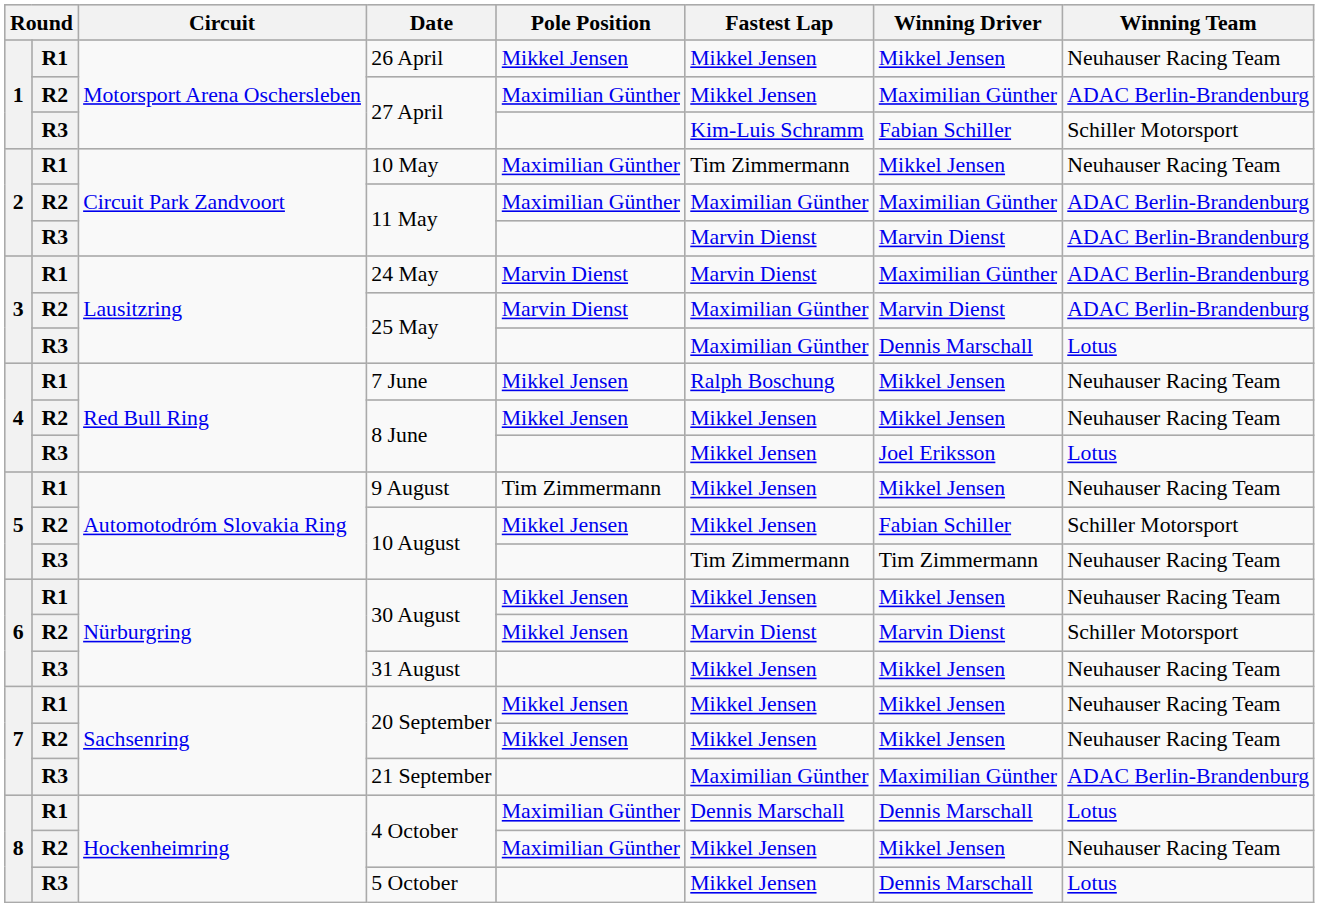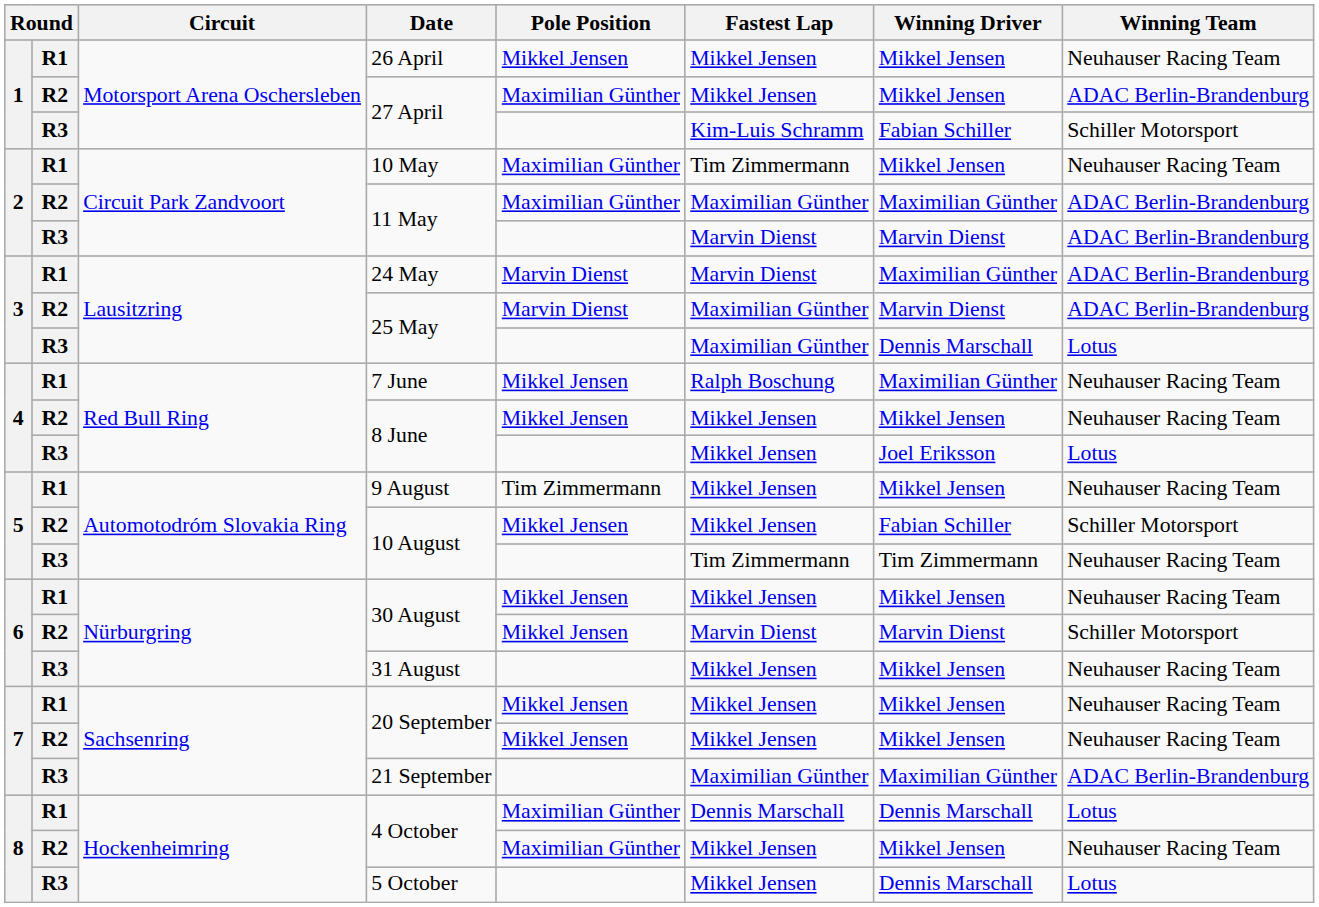(968, 93) Maximilian Günther -> (942, 93) Mikkel Jensen
(942, 381) Mikkel Jensen -> (968, 381) Maximilian Günther
